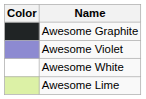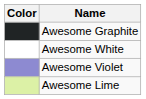rows swapped: (83, 67) <-> (82, 49)
